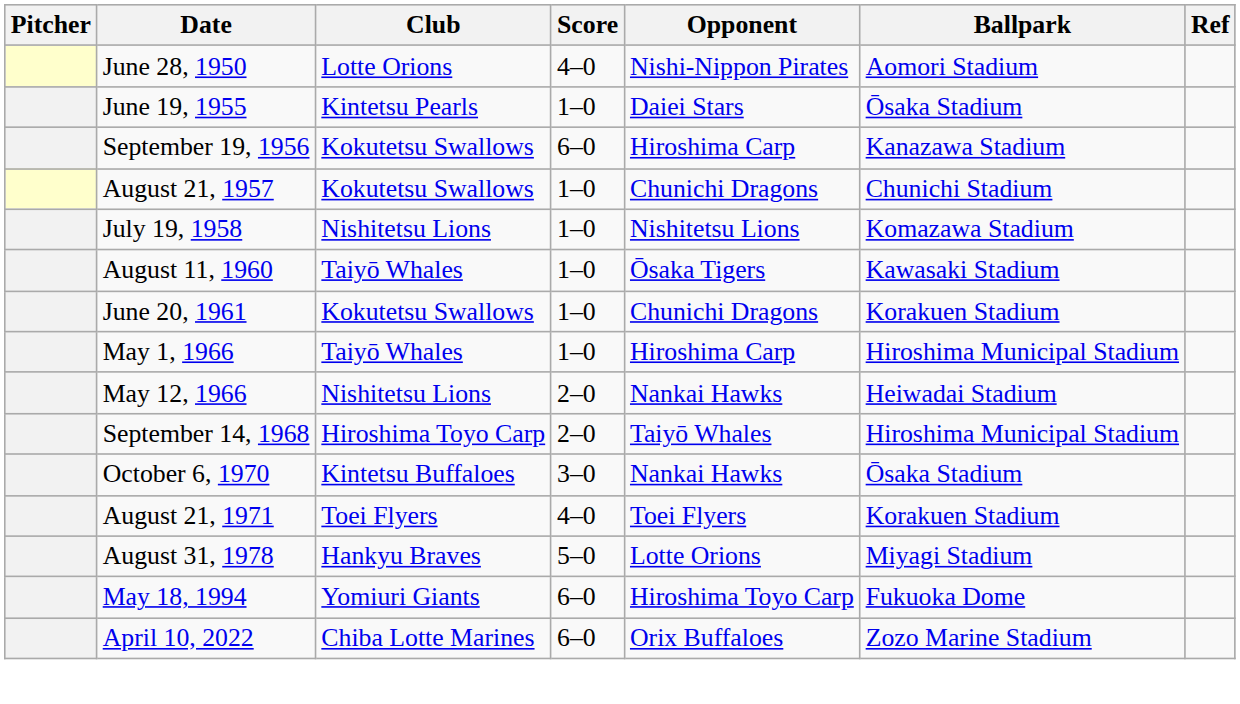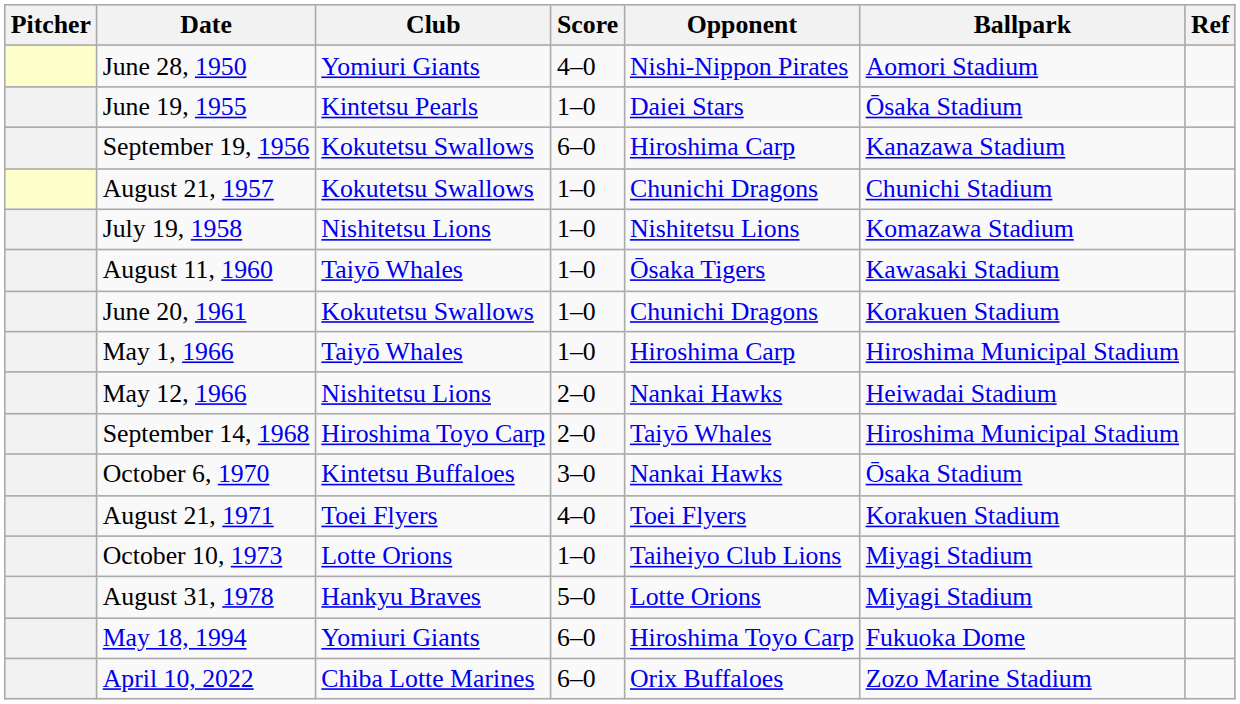(387, 65) Lotte Orions -> (401, 65) Yomiuri Giants
+ row: (192, 556)
